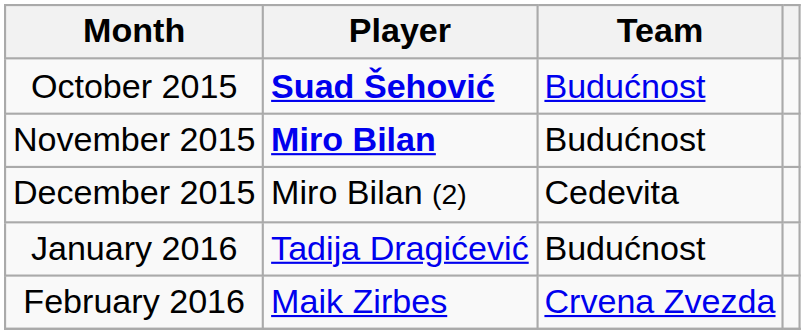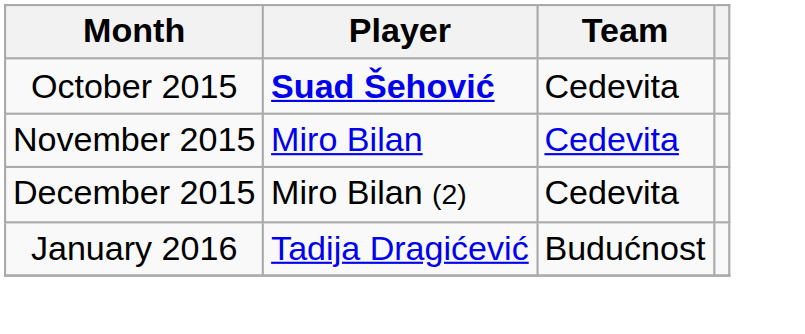(625, 85) Budućnost -> (612, 85) Cedevita
(353, 139) bold -> (347, 139) normal
(625, 139) Budućnost -> (612, 139) Cedevita
- row: (134, 301)
